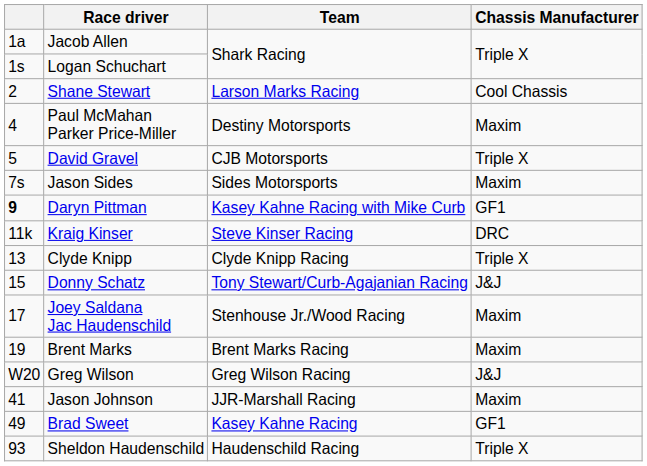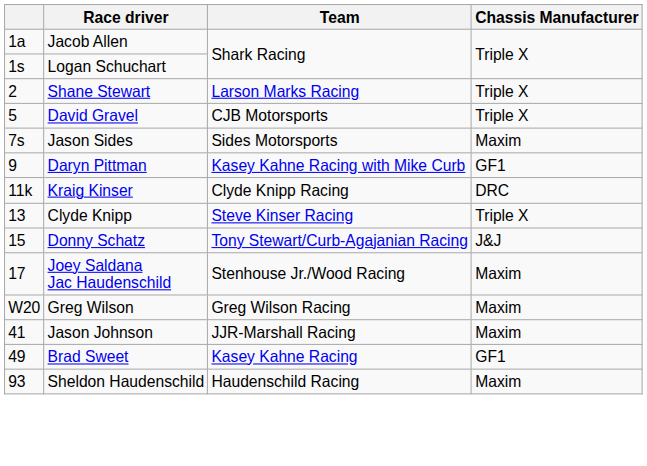(521, 91) Cool Chassis -> (502, 91) Triple X
- row: (112, 125)
(13, 208) bold -> (13, 166) normal
(282, 233) Steve Kinser Racing -> (280, 191) Clyde Knipp Racing
(280, 258) Clyde Knipp Racing -> (282, 215) Steve Kinser Racing
- row: (90, 350)
(488, 374) J&J -> (498, 307) Maxim
(502, 449) Triple X -> (498, 382) Maxim
